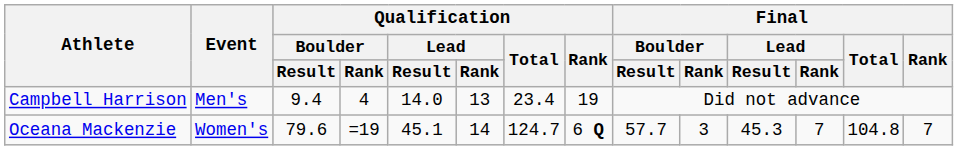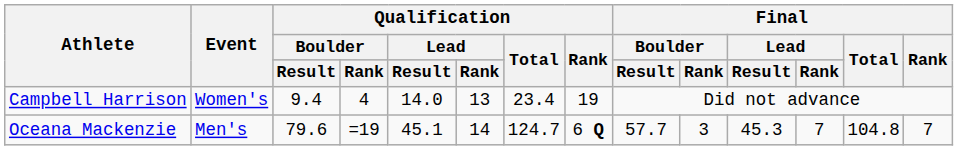(221, 100) Men's -> (232, 100) Women's
(232, 130) Women's -> (221, 130) Men's
